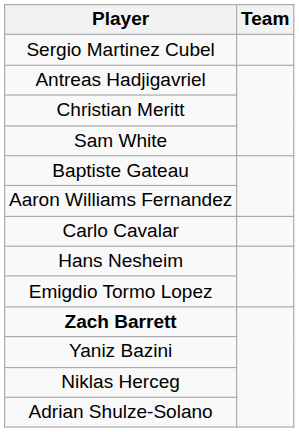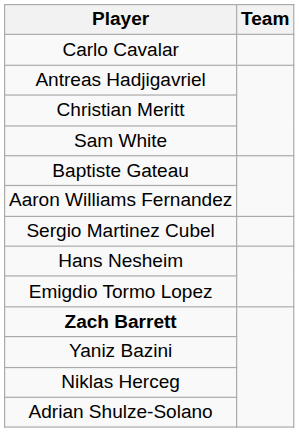rows swapped: (121, 230) <-> (121, 49)
